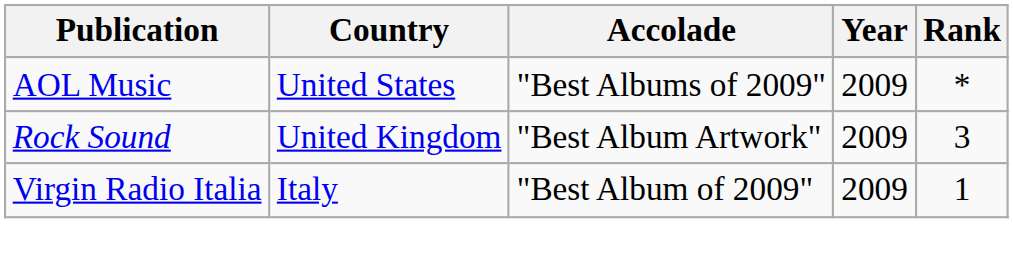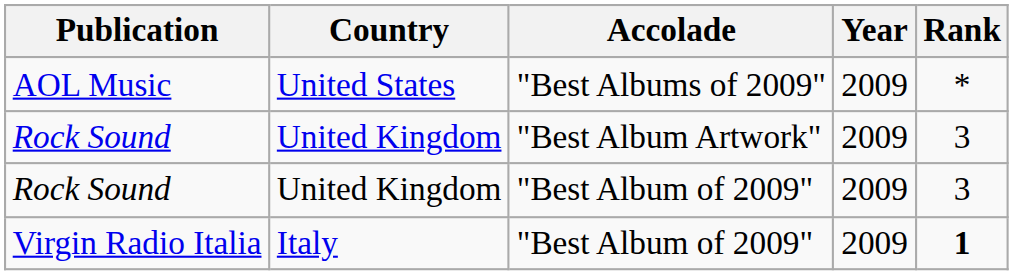+ row: (92, 189)
(962, 189) normal -> (962, 242) bold
